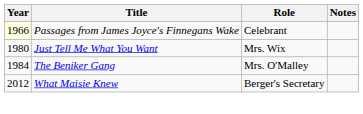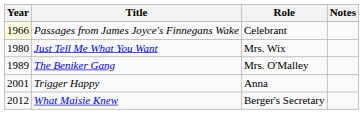(18, 65) 1984 -> (18, 65) 1989
+ row: (67, 83)
